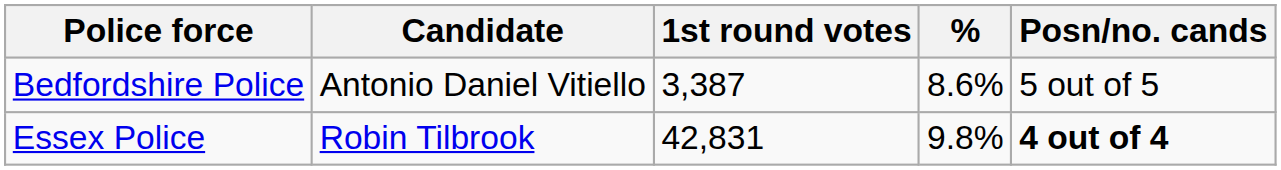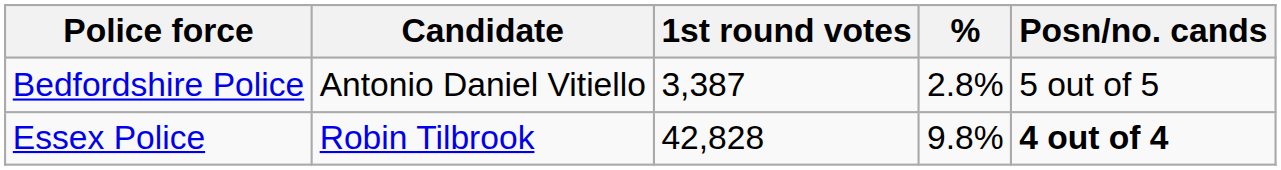(965, 84) 8.6% -> (965, 84) 2.8%
(713, 137) 42,831 -> (713, 137) 42,828
